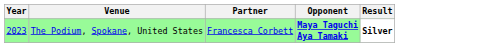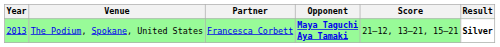+ column: (410, 11)
(17, 30) 2023 -> (17, 30) 2013
